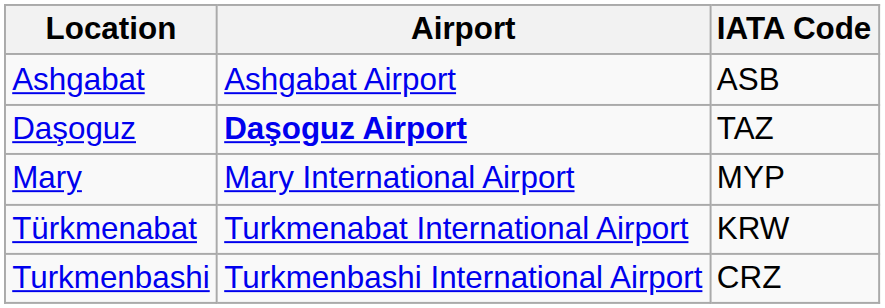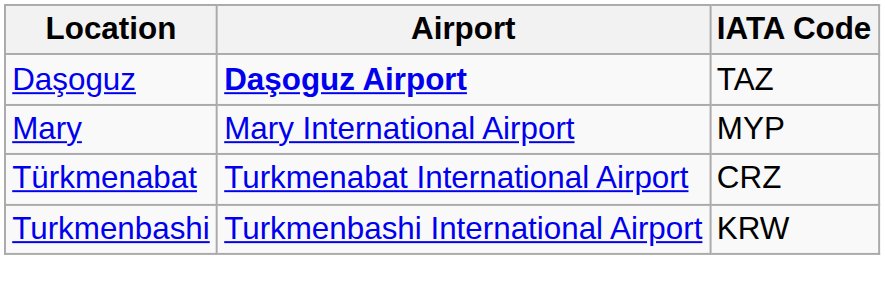- row: (78, 79)
(753, 228) KRW -> (749, 178) CRZ
(749, 278) CRZ -> (753, 228) KRW
